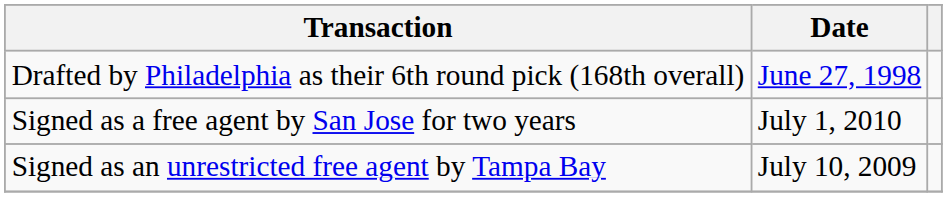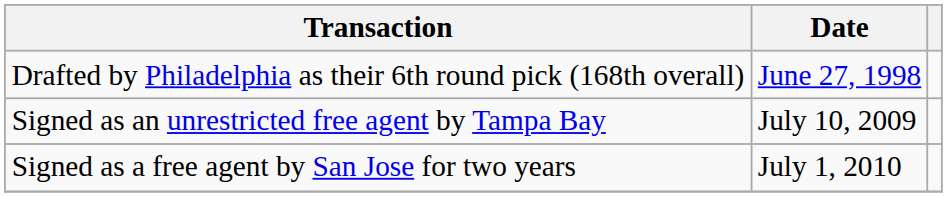rows swapped: (309, 167) <-> (294, 120)
